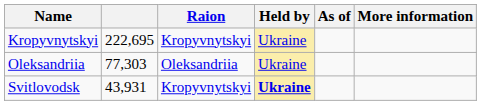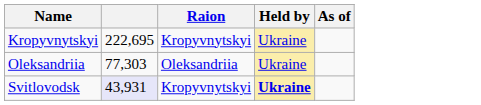- column: (415, 16)
(126, 87) no background -> (126, 87) lavender background
